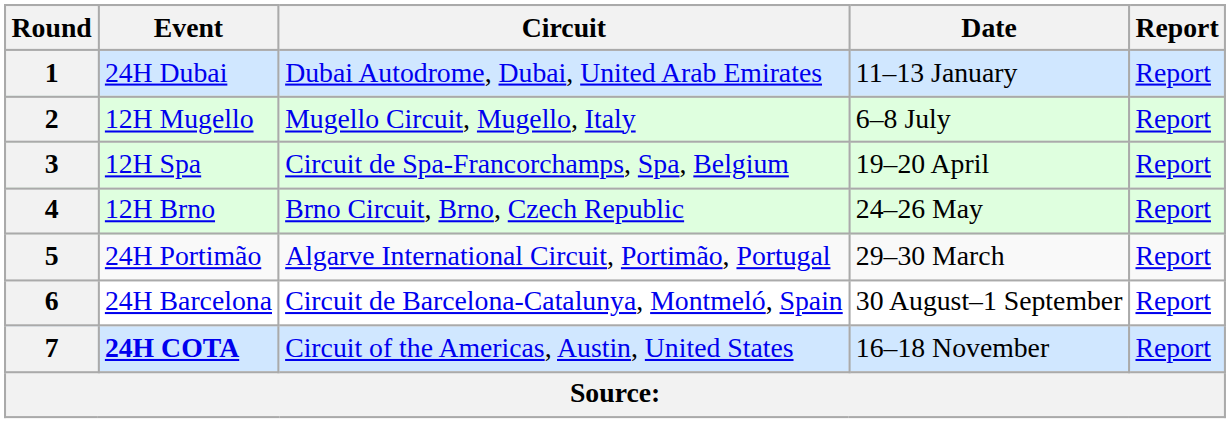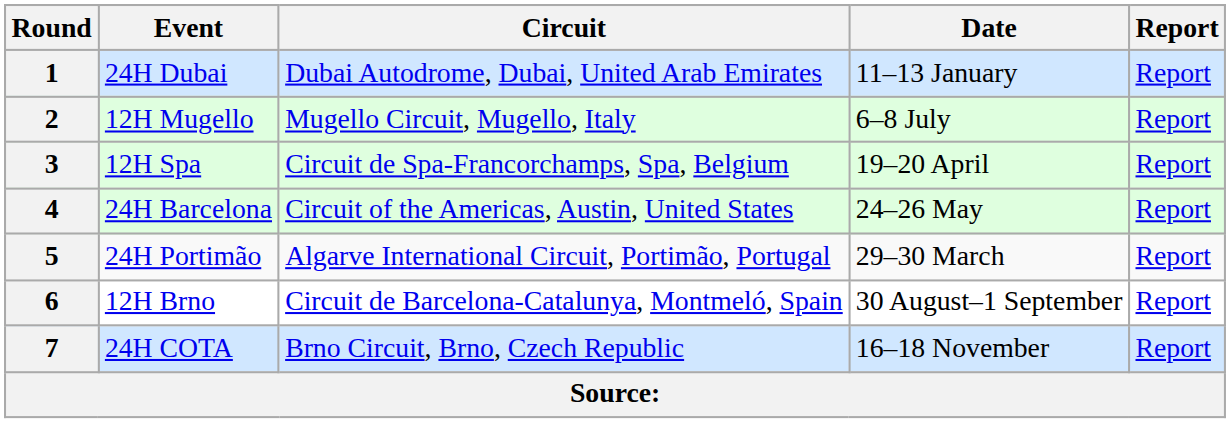(160, 210) 12H Brno -> (188, 210) 24H Barcelona
(485, 210) Brno Circuit, Brno, Czech Republic -> (539, 210) Circuit of the Americas, Austin, United States
(188, 301) 24H Barcelona -> (160, 301) 12H Brno
(172, 347) bold -> (169, 347) normal
(539, 347) Circuit of the Americas, Austin, United States -> (485, 347) Brno Circuit, Brno, Czech Republic
